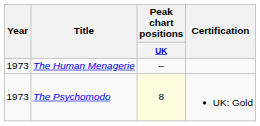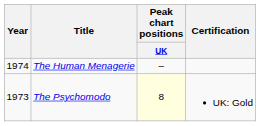(18, 66) 1973 -> (18, 66) 1974
